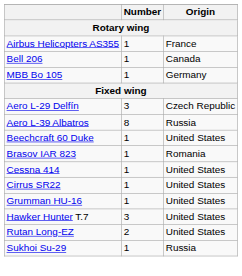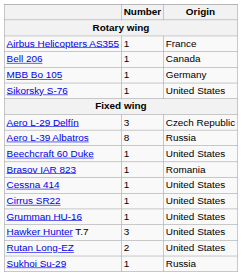+ row: (37, 91)
